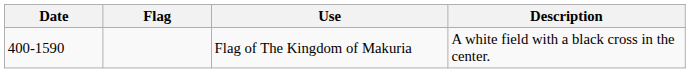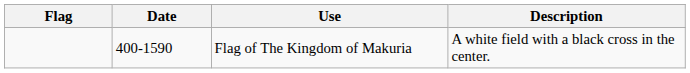columns swapped: (157, 16) <-> (54, 16)
